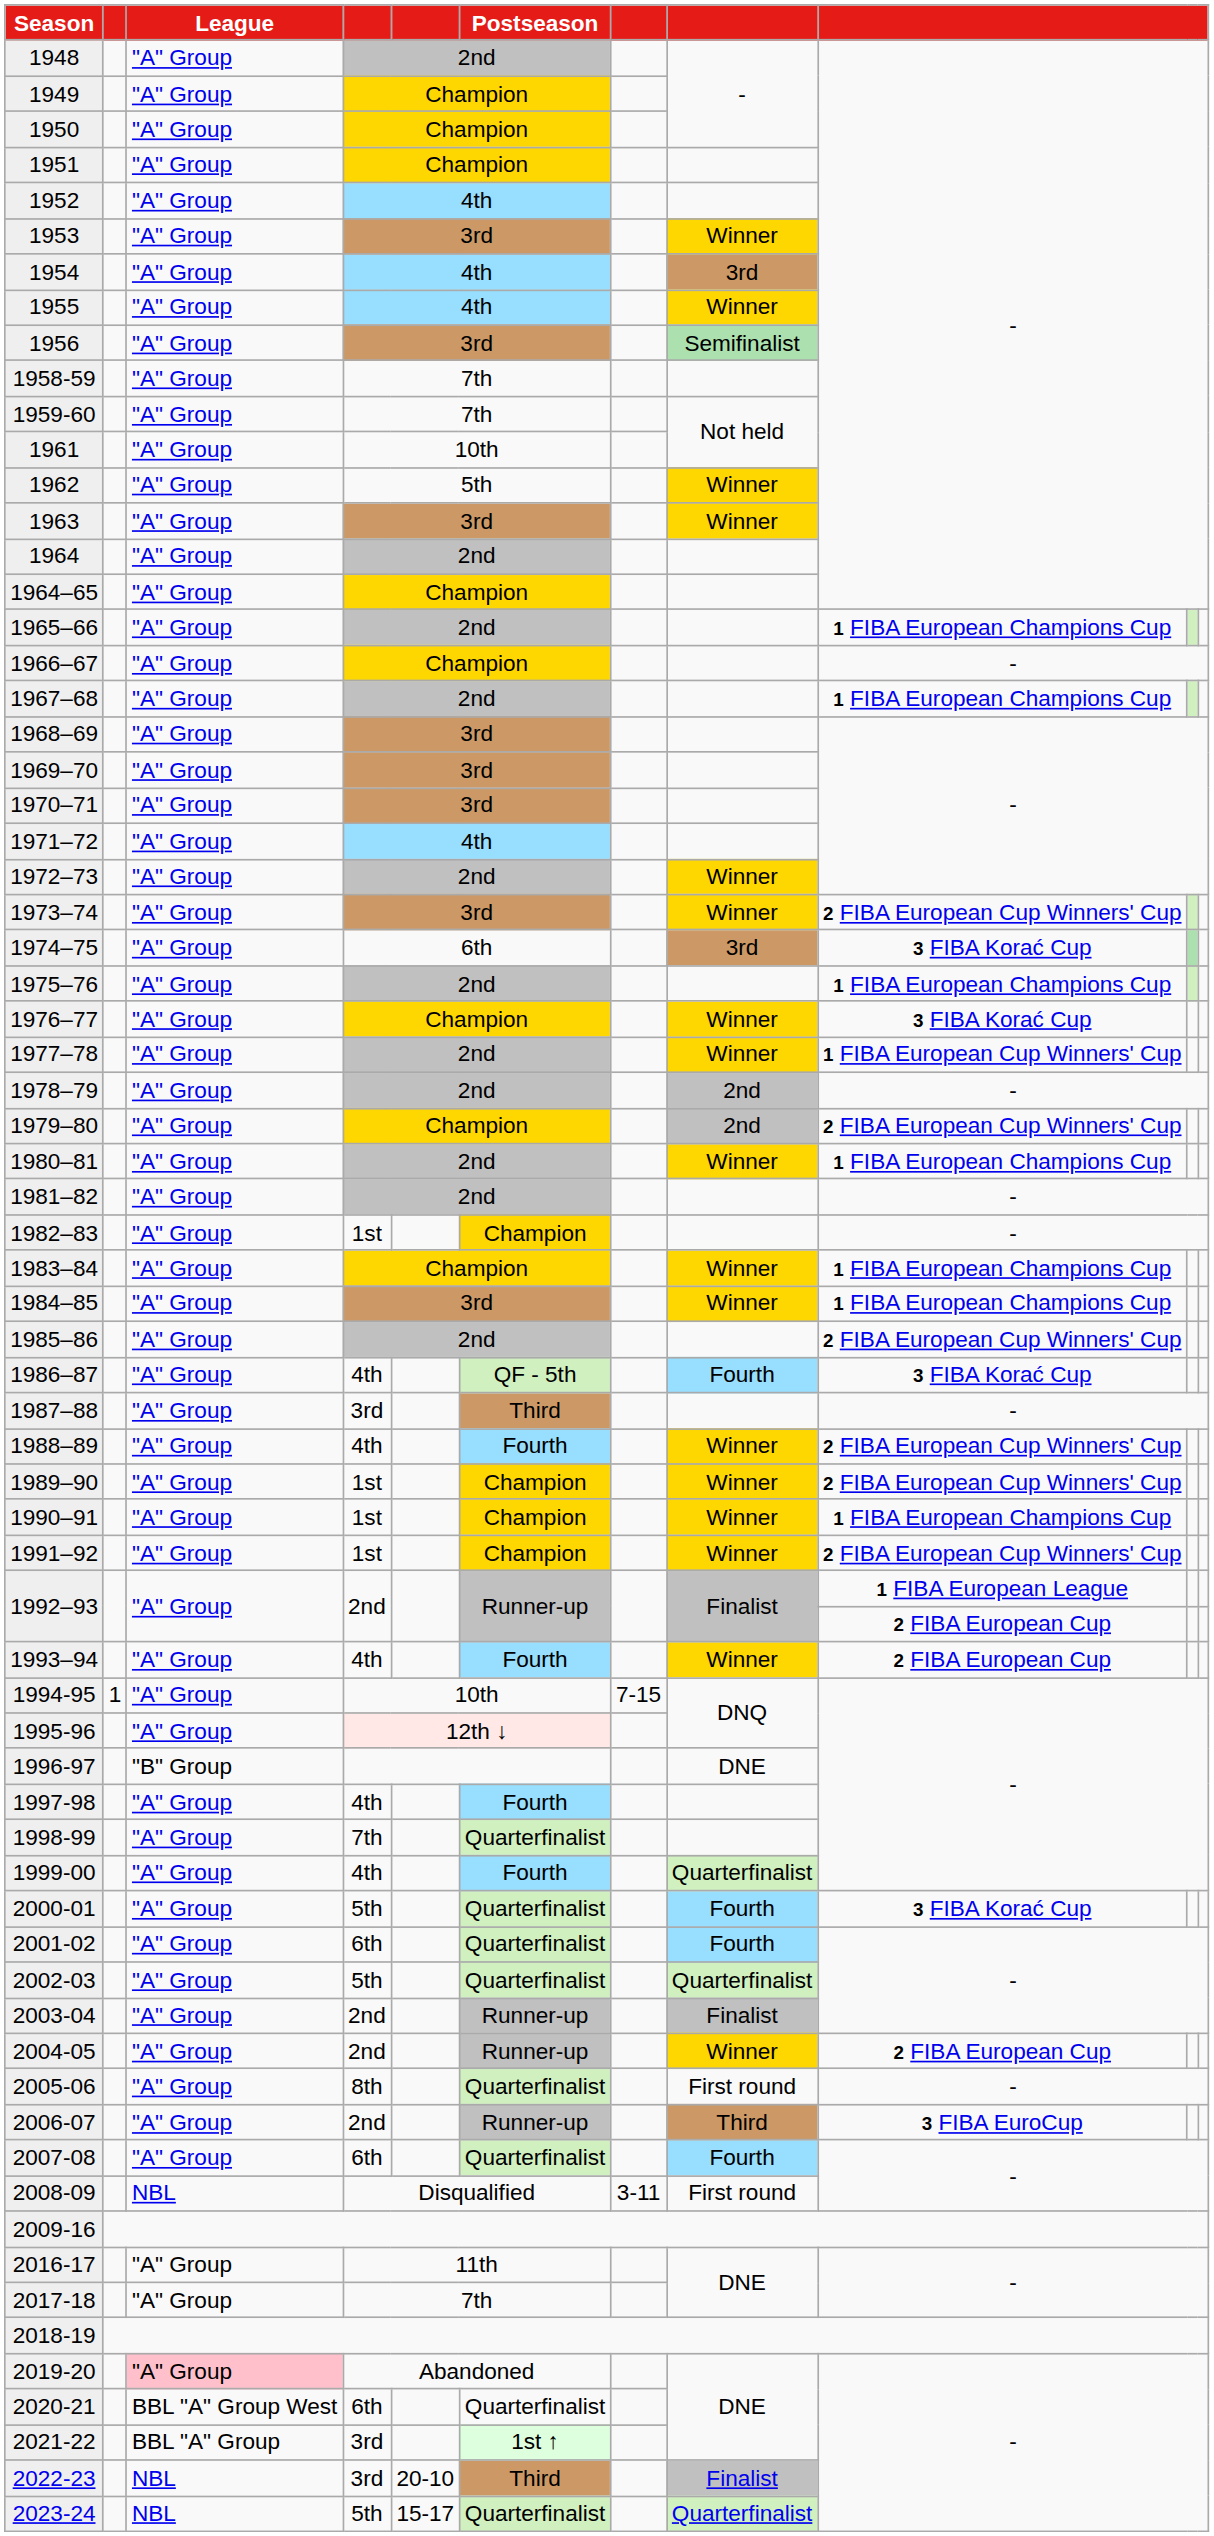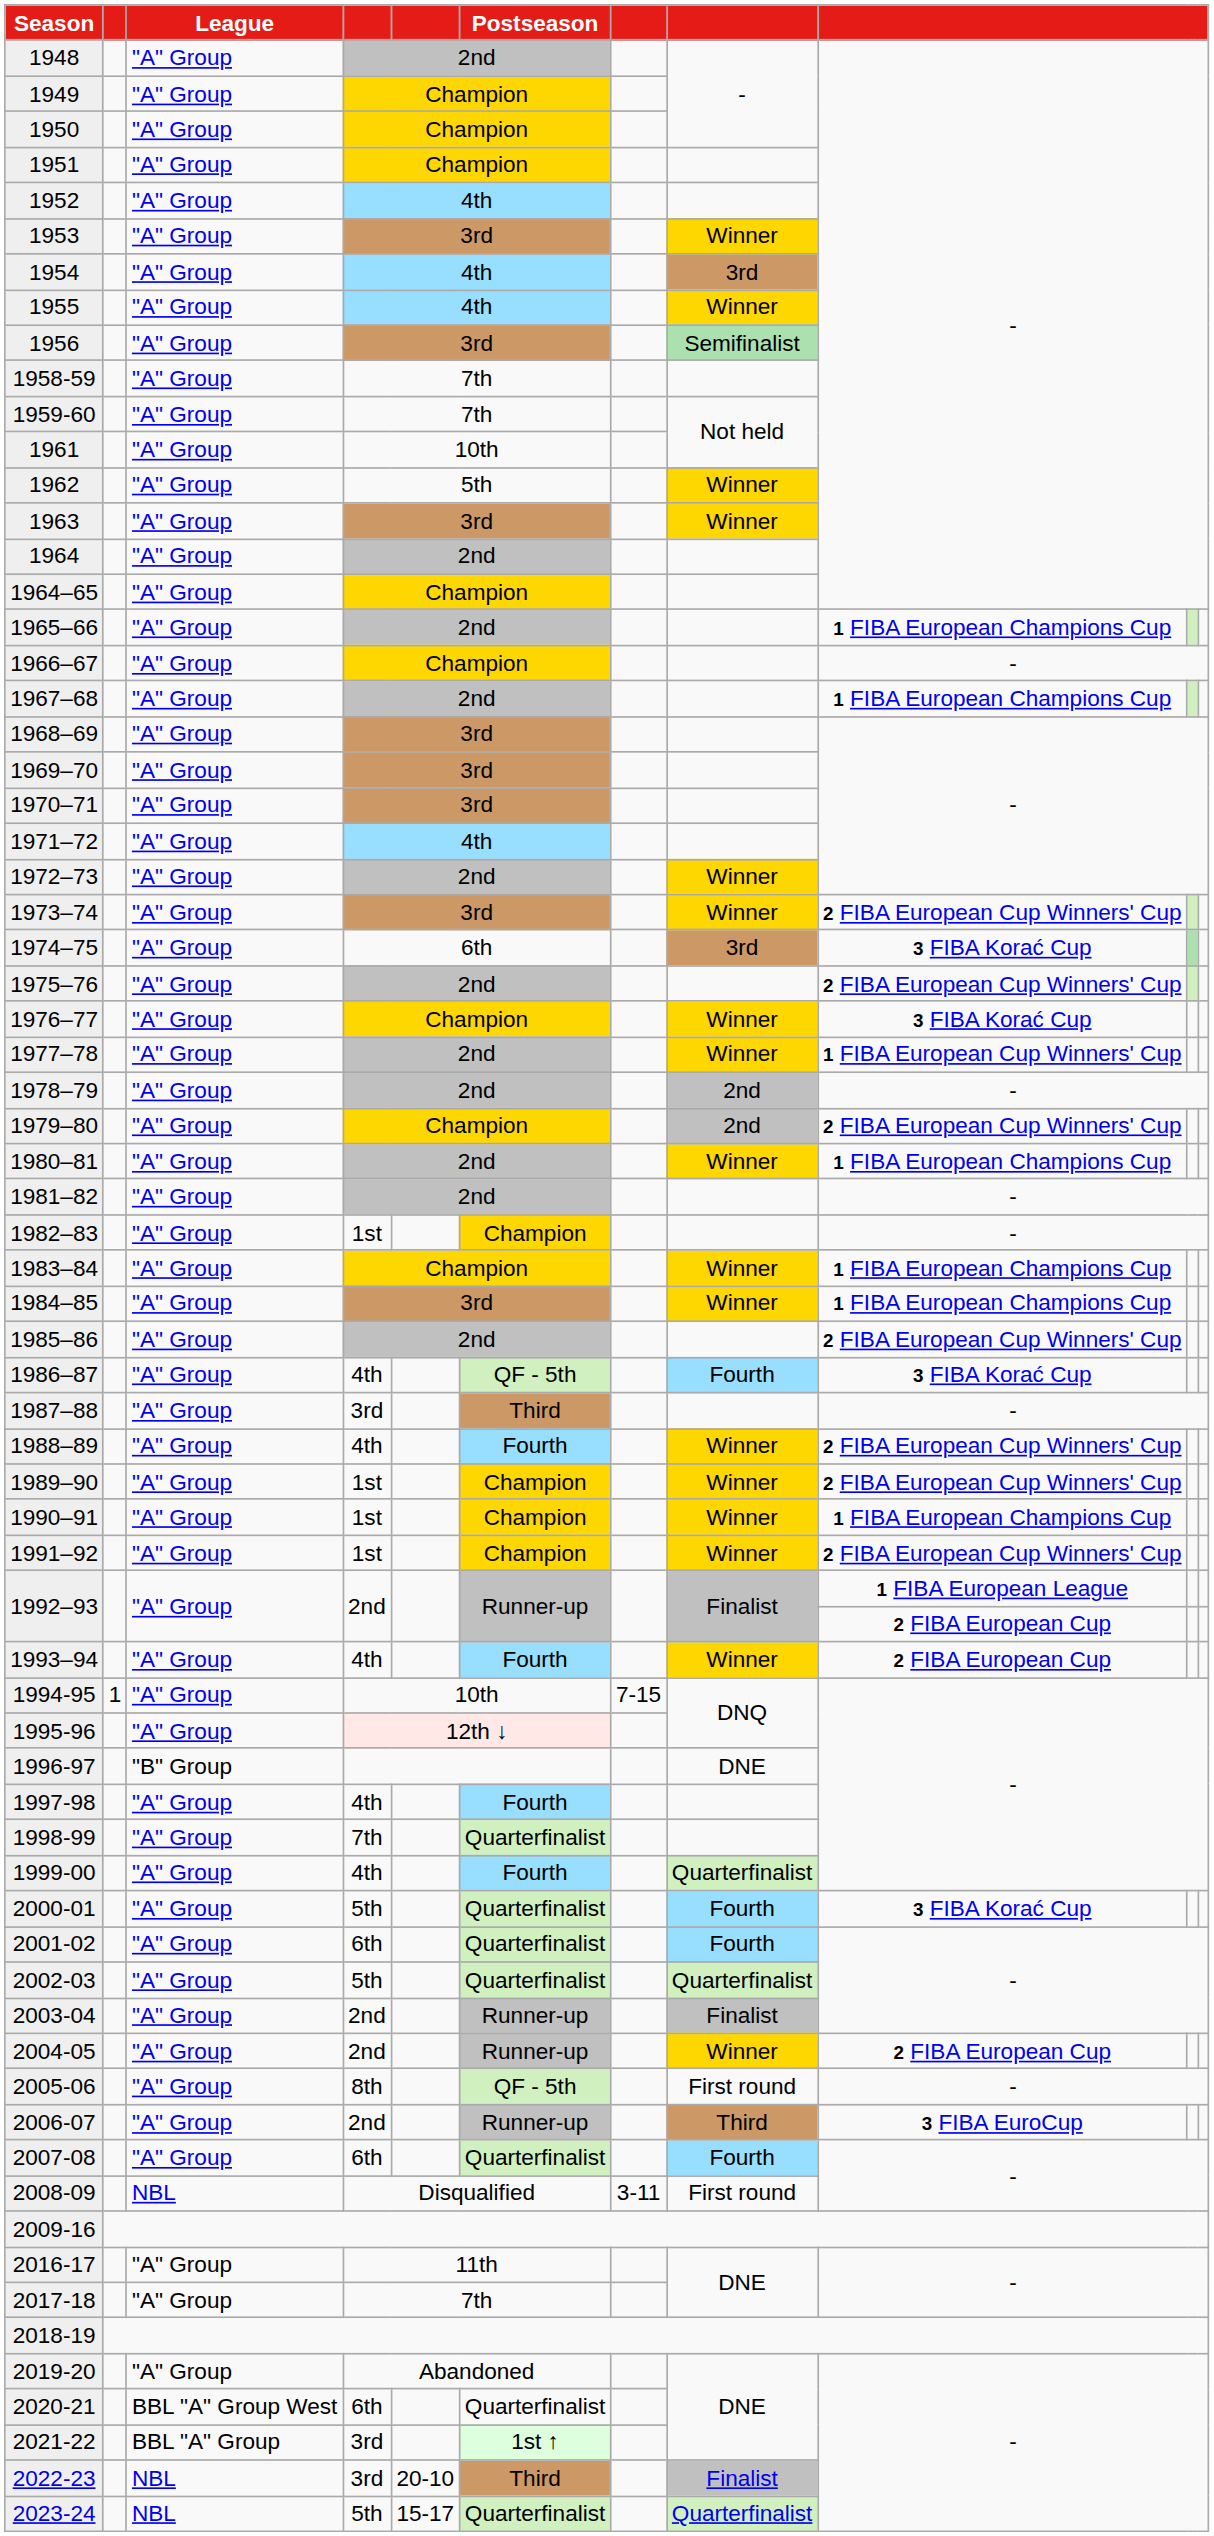(1002, 983) 1 FIBA European Champions Cup -> (1002, 983) 2 FIBA European Cup Winners' Cup
(535, 2086) Quarterfinalist -> (535, 2086) QF - 5th
(182, 2371) pink background -> (182, 2371) no background
